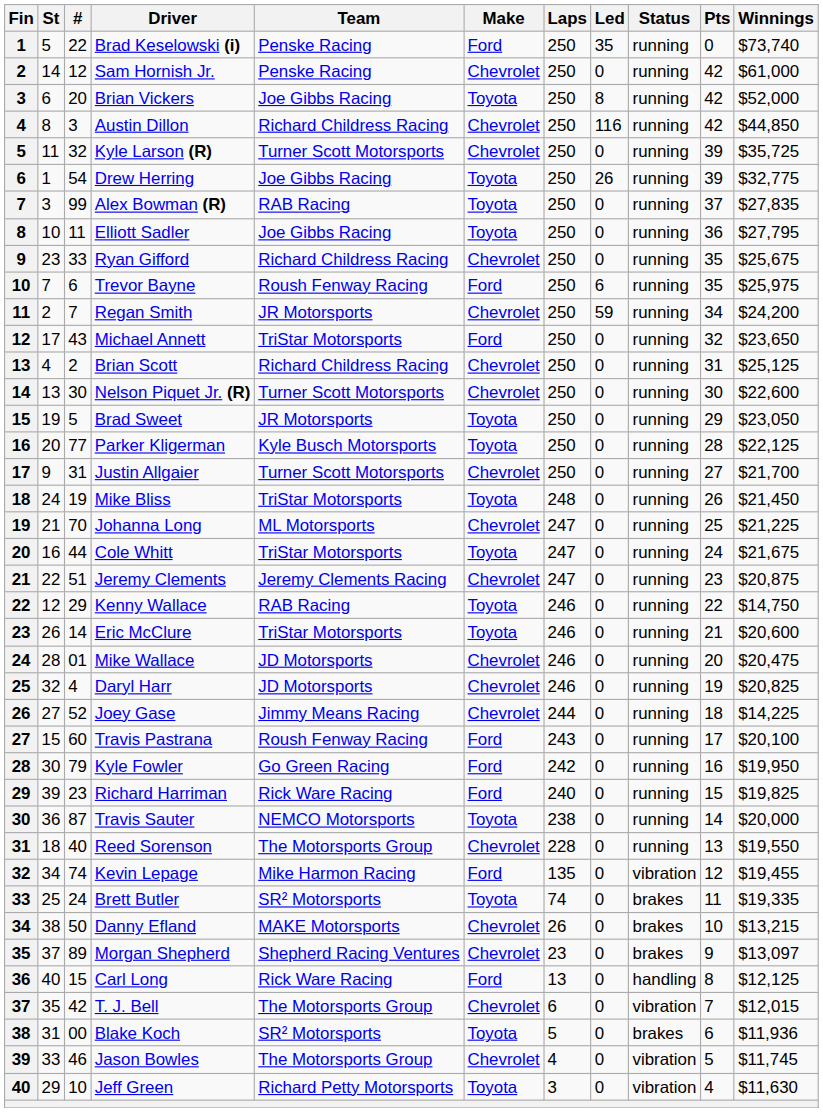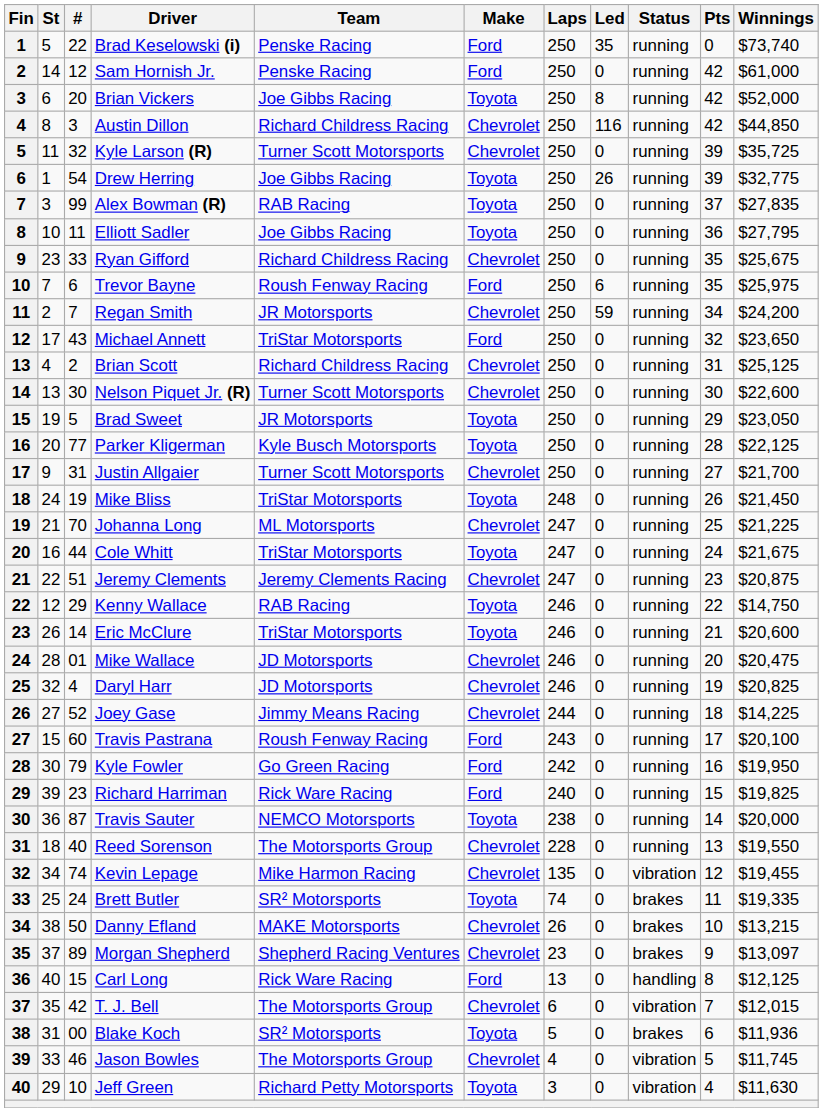(504, 72) Chevrolet -> (485, 72) Ford
(485, 873) Ford -> (504, 873) Chevrolet
